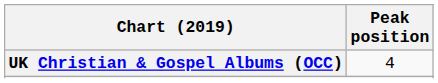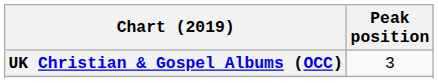(390, 64) 4 -> (390, 64) 3
